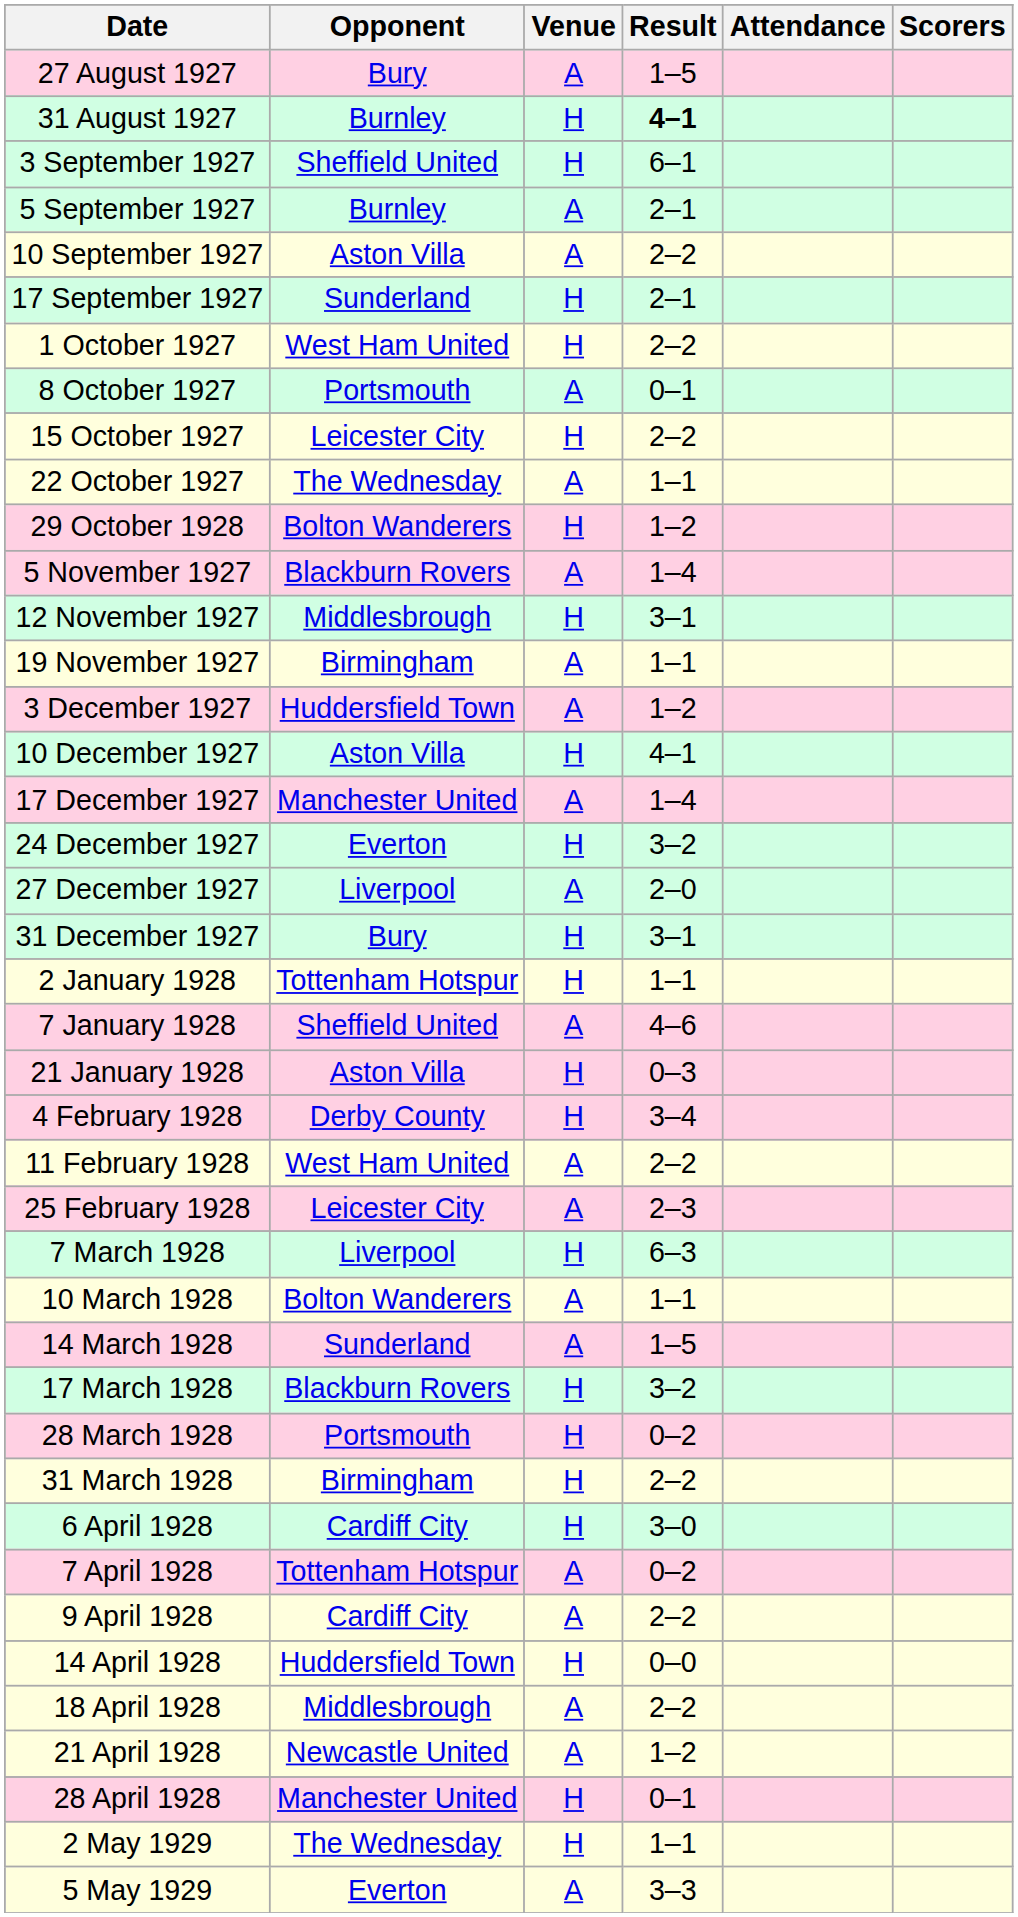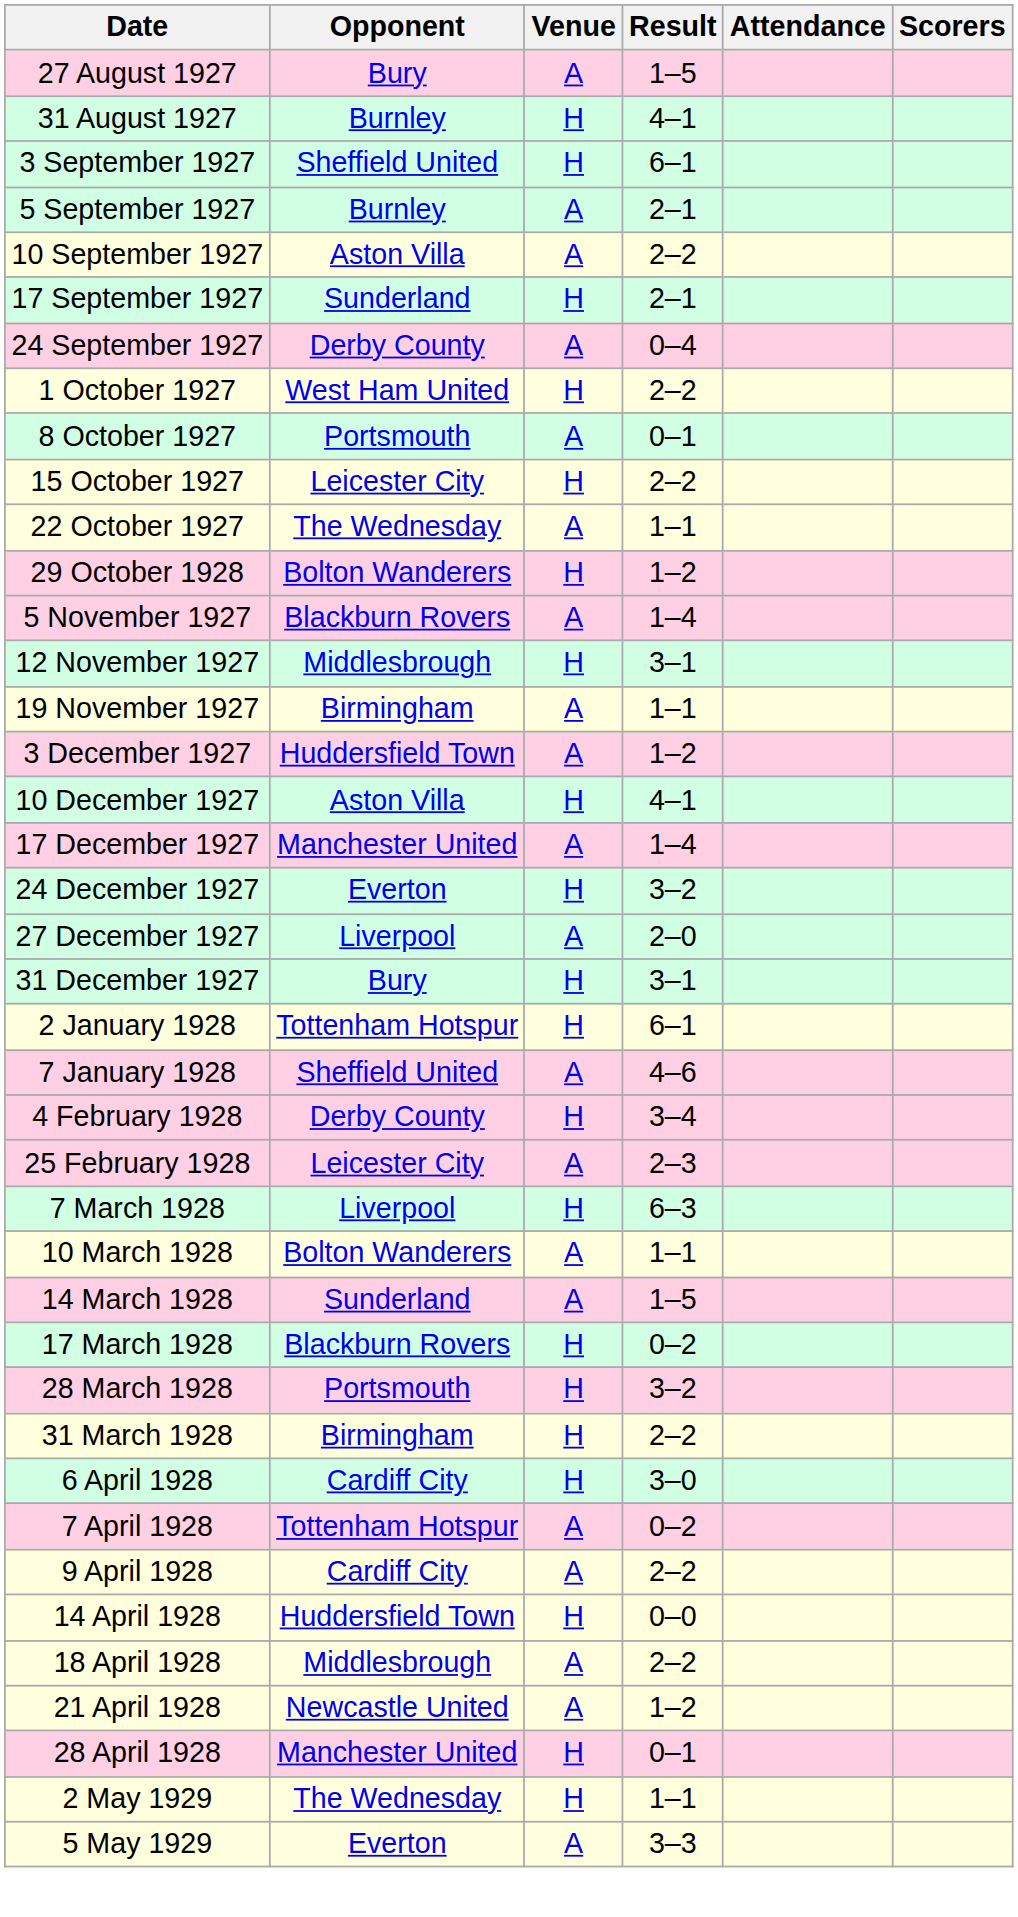(673, 118) bold -> (673, 118) normal
+ row: (137, 345)
(673, 981) 1–1 -> (673, 1026) 6–1
- row: (137, 1071)
- row: (137, 1162)
(673, 1389) 3–2 -> (673, 1344) 0–2
(673, 1435) 0–2 -> (673, 1389) 3–2
